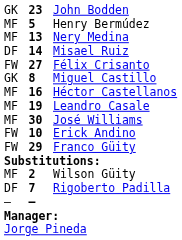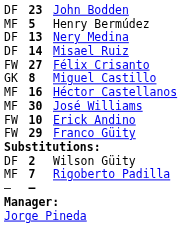(11, 10) GK -> (11, 10) DF
(11, 37) MF -> (11, 37) DF
- row: (35, 106)
(11, 174) MF -> (11, 161) DF
(11, 188) DF -> (11, 174) MF
